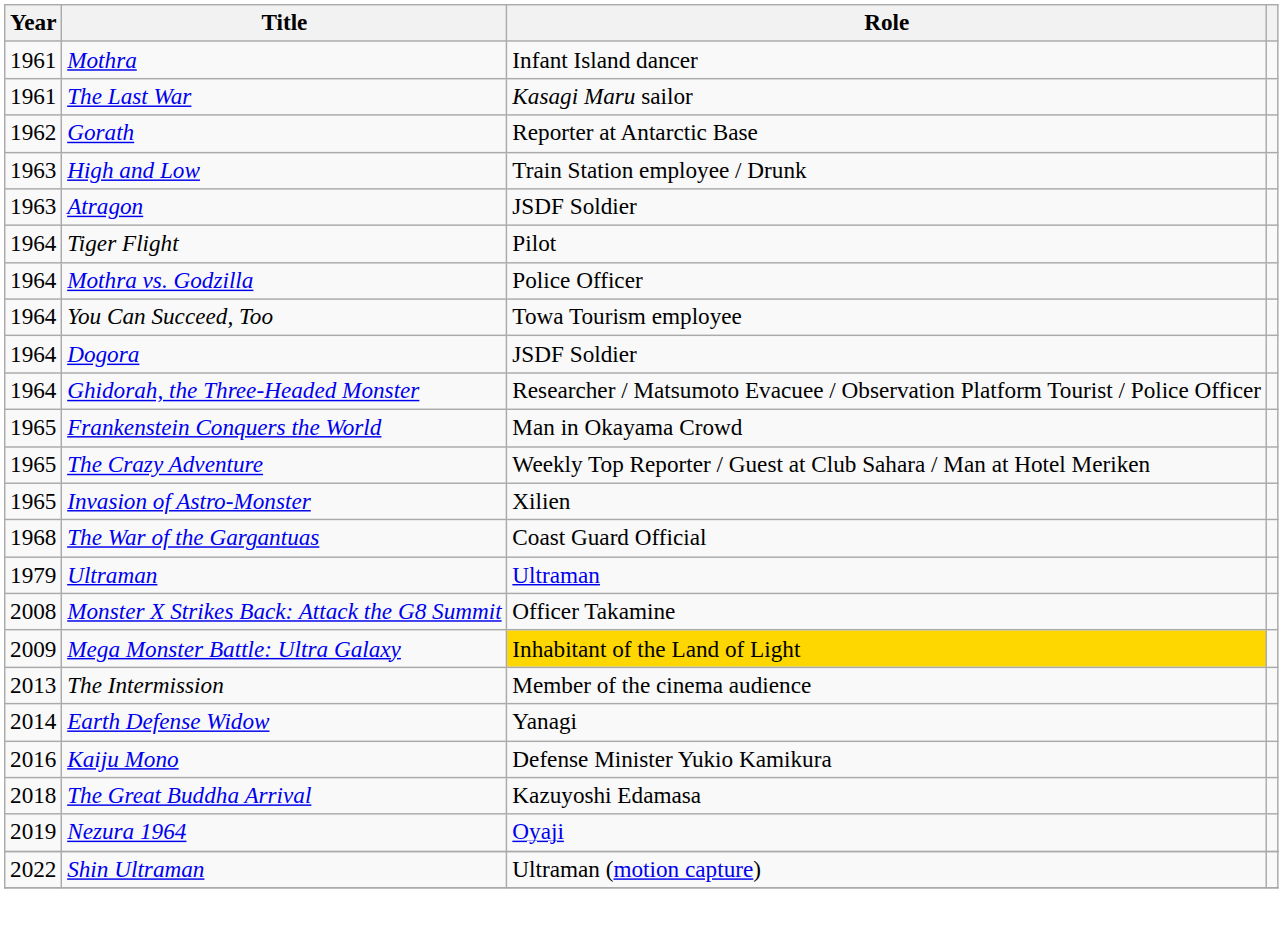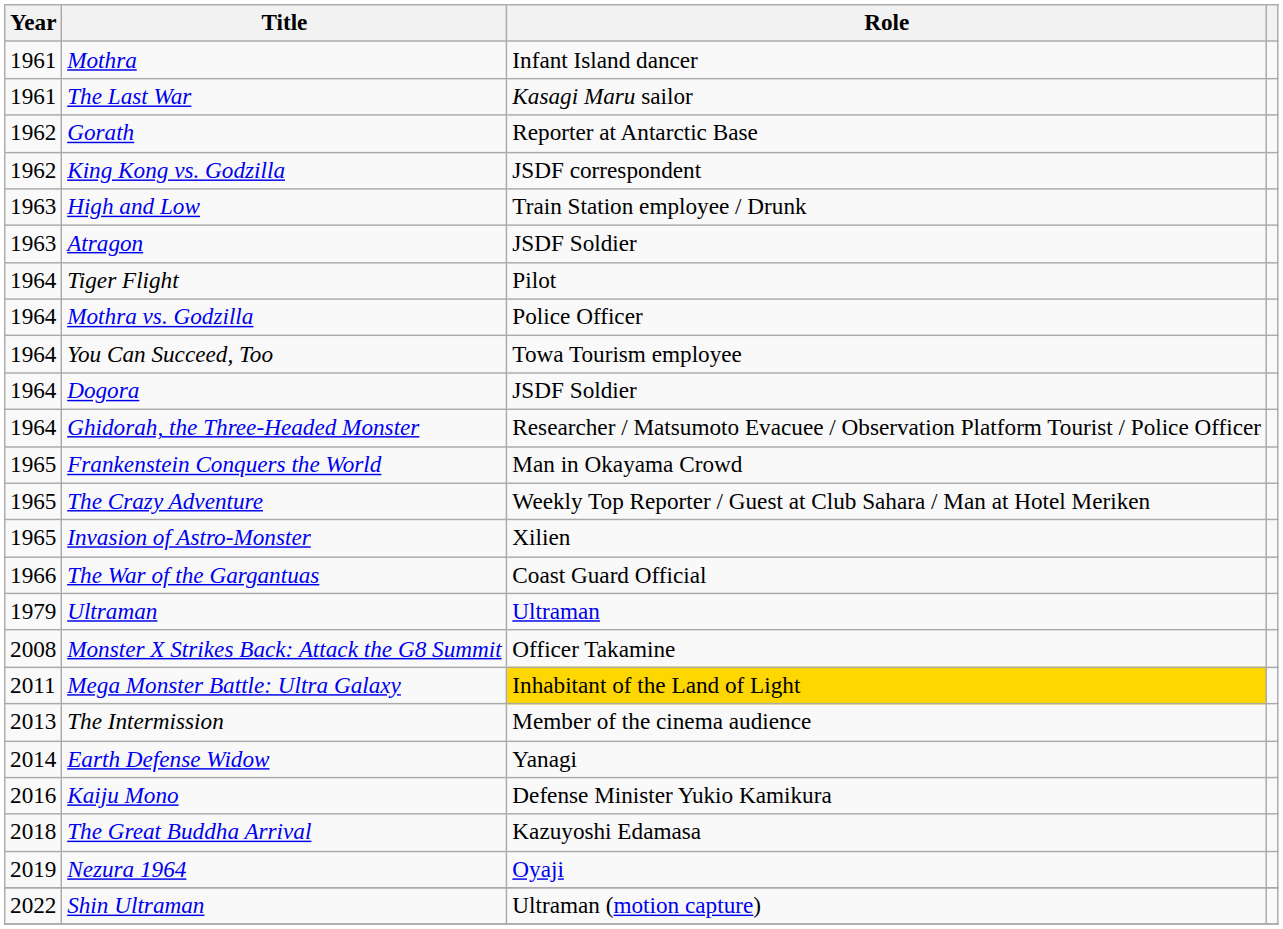+ row: (176, 170)
(33, 538) 1968 -> (33, 574) 1966
(33, 648) 2009 -> (33, 685) 2011
